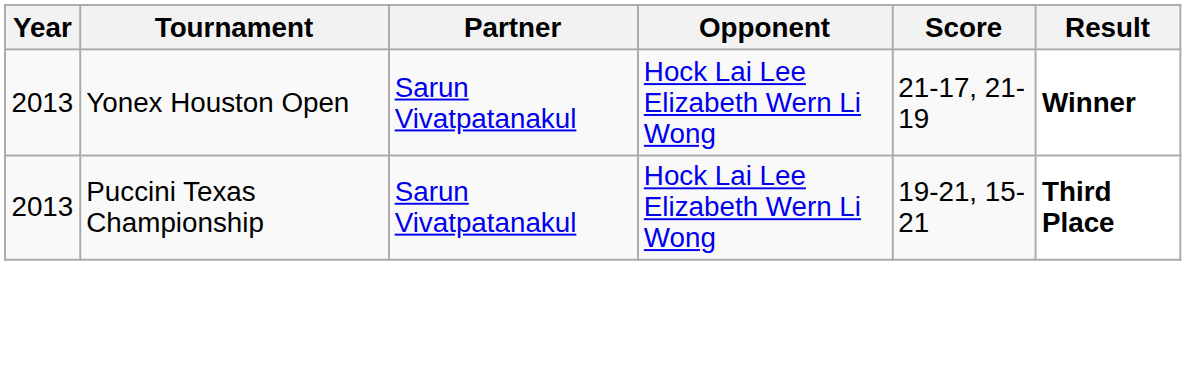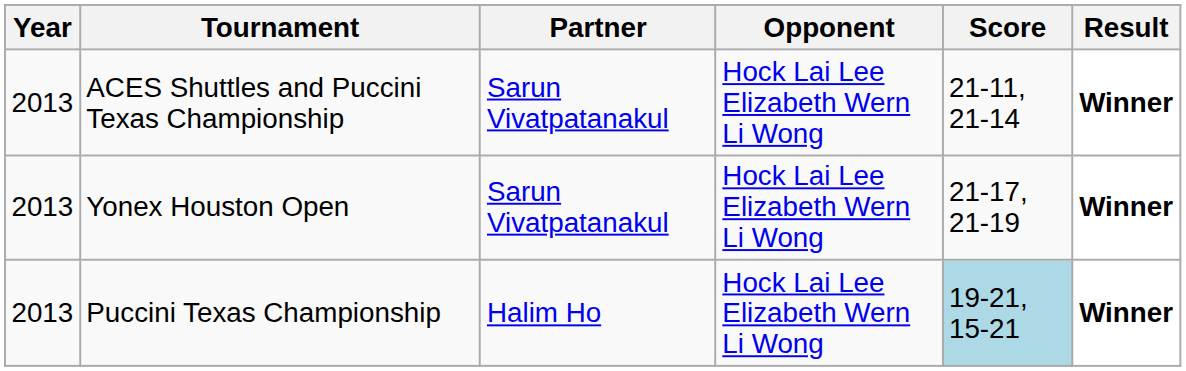+ row: (254, 102)
(486, 208) Sarun Vivatpatanakul -> (544, 313) Halim Ho
(962, 208) no background -> (988, 313) lightblue background
(1078, 208) Third Place -> (1126, 313) Winner
